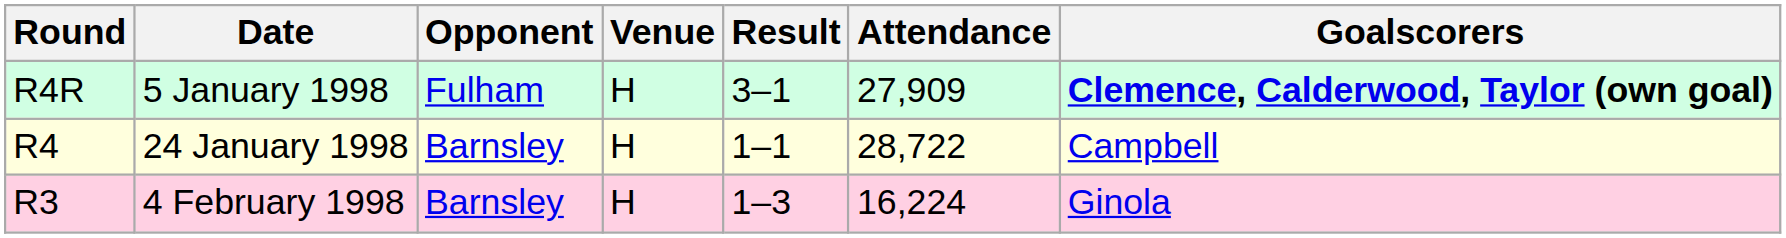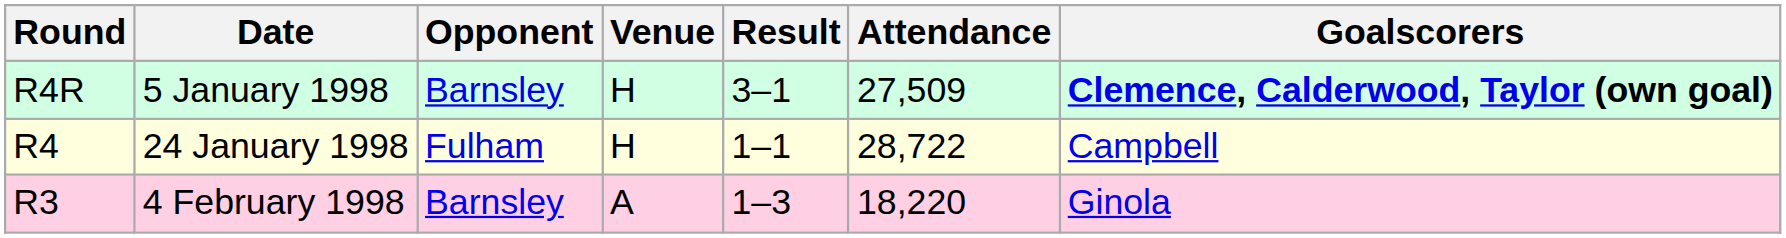(485, 89) Fulham -> (494, 89) Barnsley
(912, 89) 27,909 -> (912, 89) 27,509
(494, 145) Barnsley -> (485, 145) Fulham
(623, 202) H -> (622, 202) A
(912, 202) 16,224 -> (912, 202) 18,220
